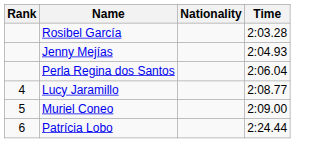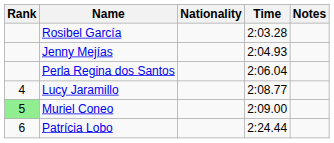+ column: (309, 14)
(22, 109) no background -> (22, 109) lightgreen background
